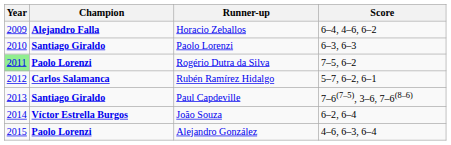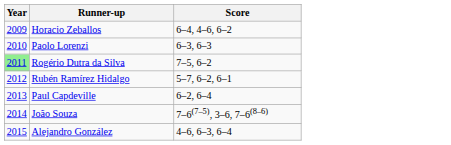- column: (102, 13)
(367, 97) 7–6(7–5), 3–6, 7–6(8–6) -> (194, 96) 6–2, 6–4
(339, 115) 6–2, 6–4 -> (222, 114) 7–6(7–5), 3–6, 7–6(8–6)
